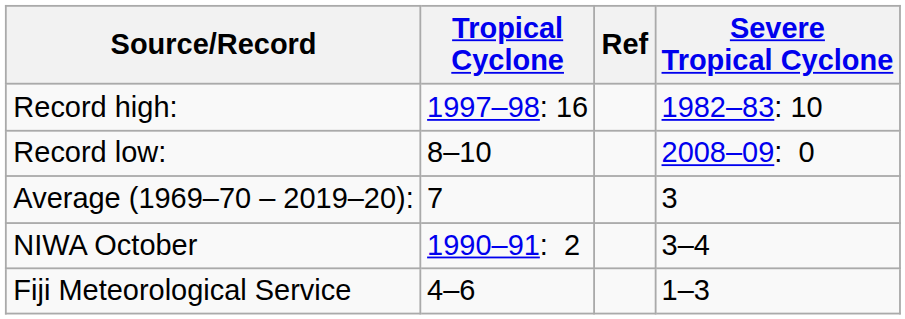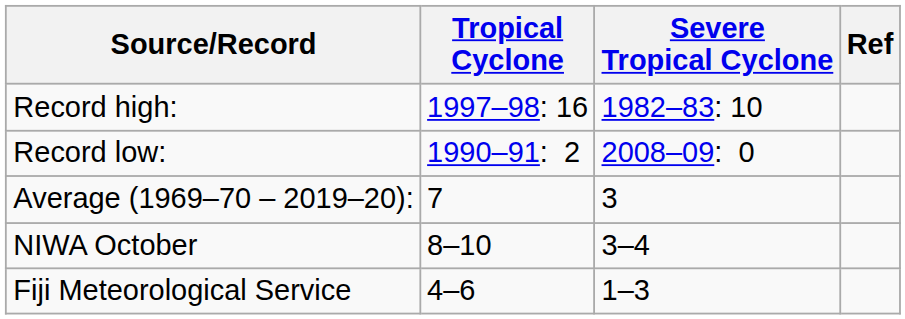columns swapped: (777, 44) <-> (625, 44)
(459, 152) 8–10 -> (504, 152) 1990–91: 2
(504, 244) 1990–91: 2 -> (459, 244) 8–10
